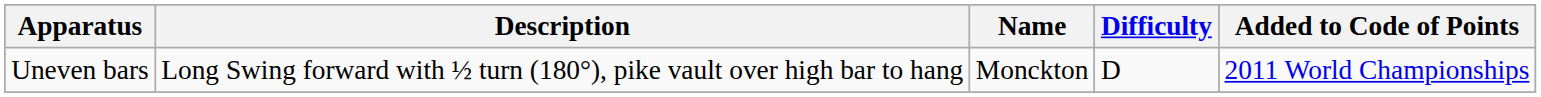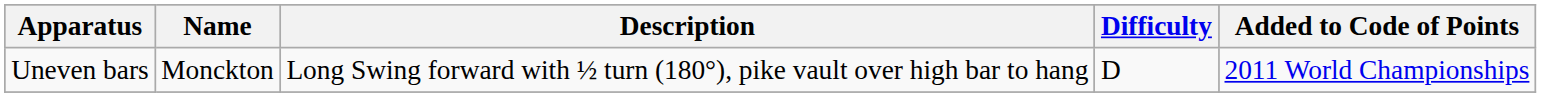columns swapped: (1032, 26) <-> (562, 26)
